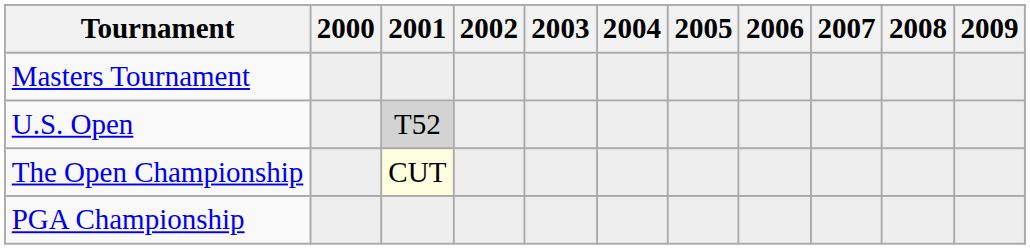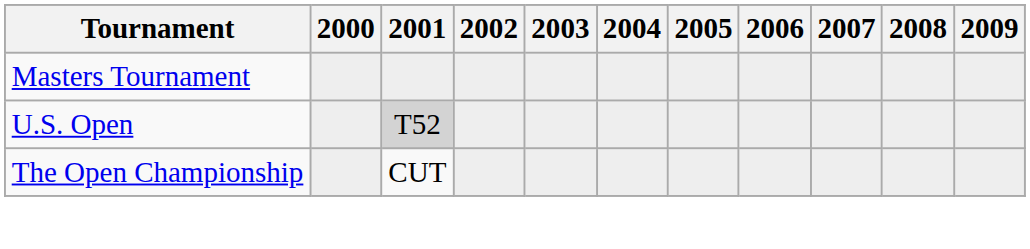(417, 172) lightyellow background -> (417, 172) no background
- row: (128, 220)
